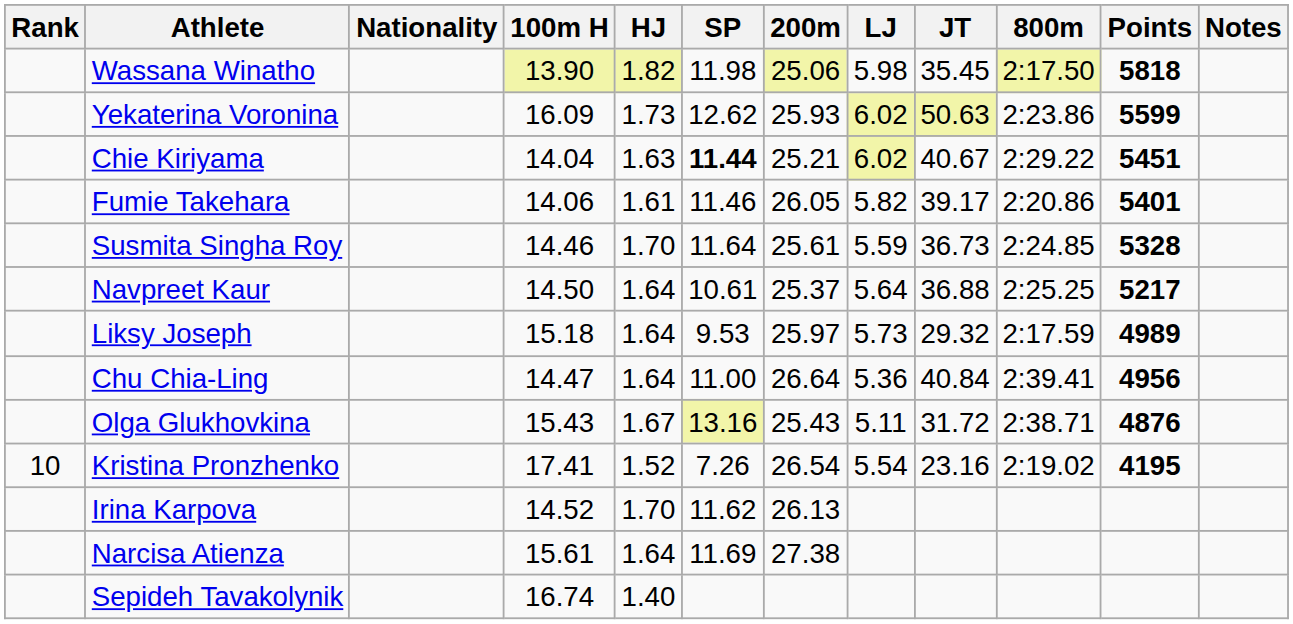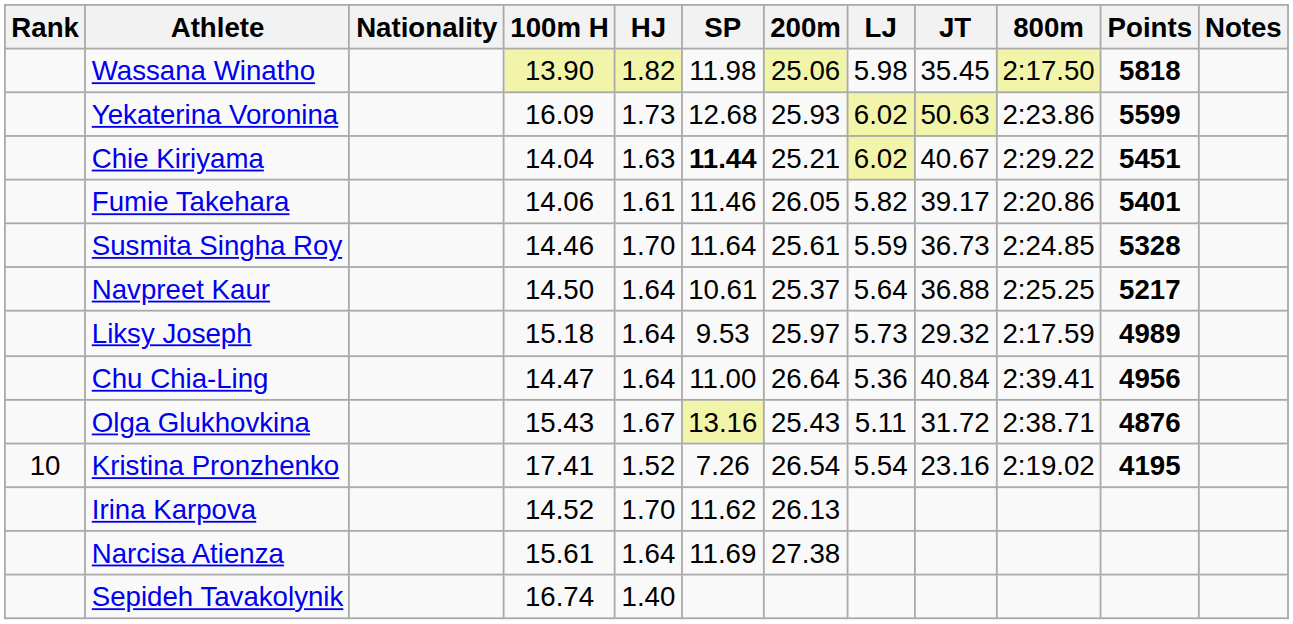(723, 115) 12.62 -> (723, 115) 12.68
